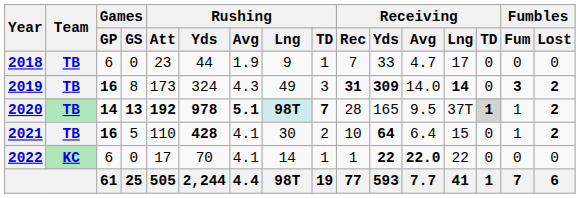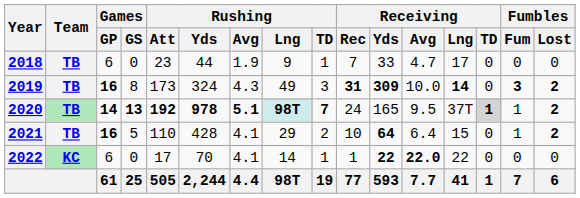(423, 87) 14.0 -> (423, 87) 10.0
(353, 110) 28 -> (353, 110) 24
(204, 134) bold -> (204, 134) normal
(287, 134) 30 -> (287, 134) 29
